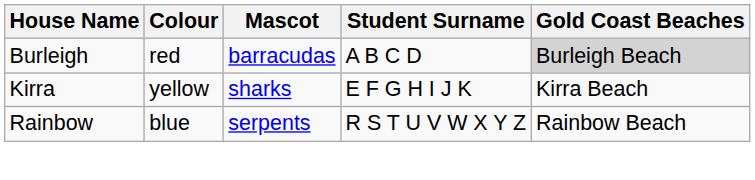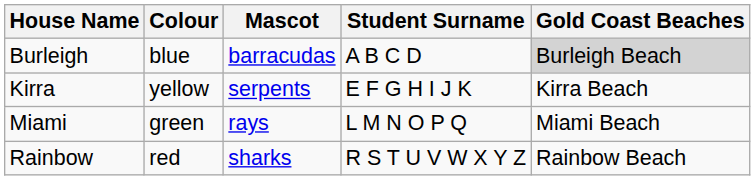(165, 55) red -> (170, 55) blue
(260, 89) sharks -> (269, 89) serpents
+ row: (38, 123)
(170, 123) blue -> (165, 157) red
(269, 123) serpents -> (260, 157) sharks
